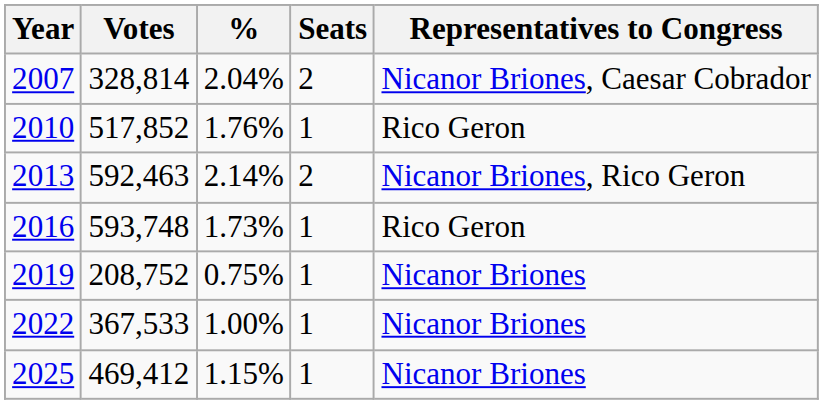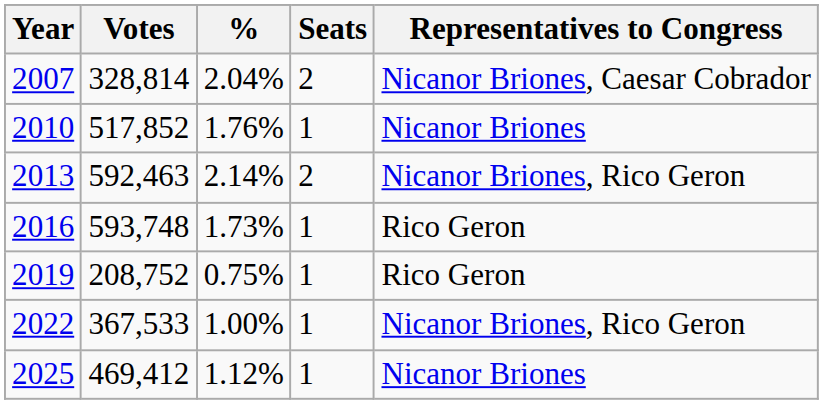(453, 127) Rico Geron -> (484, 127) Nicanor Briones
(484, 275) Nicanor Briones -> (453, 275) Rico Geron
(484, 324) Nicanor Briones -> (563, 324) Nicanor Briones, Rico Geron
(244, 373) 1.15% -> (244, 373) 1.12%
